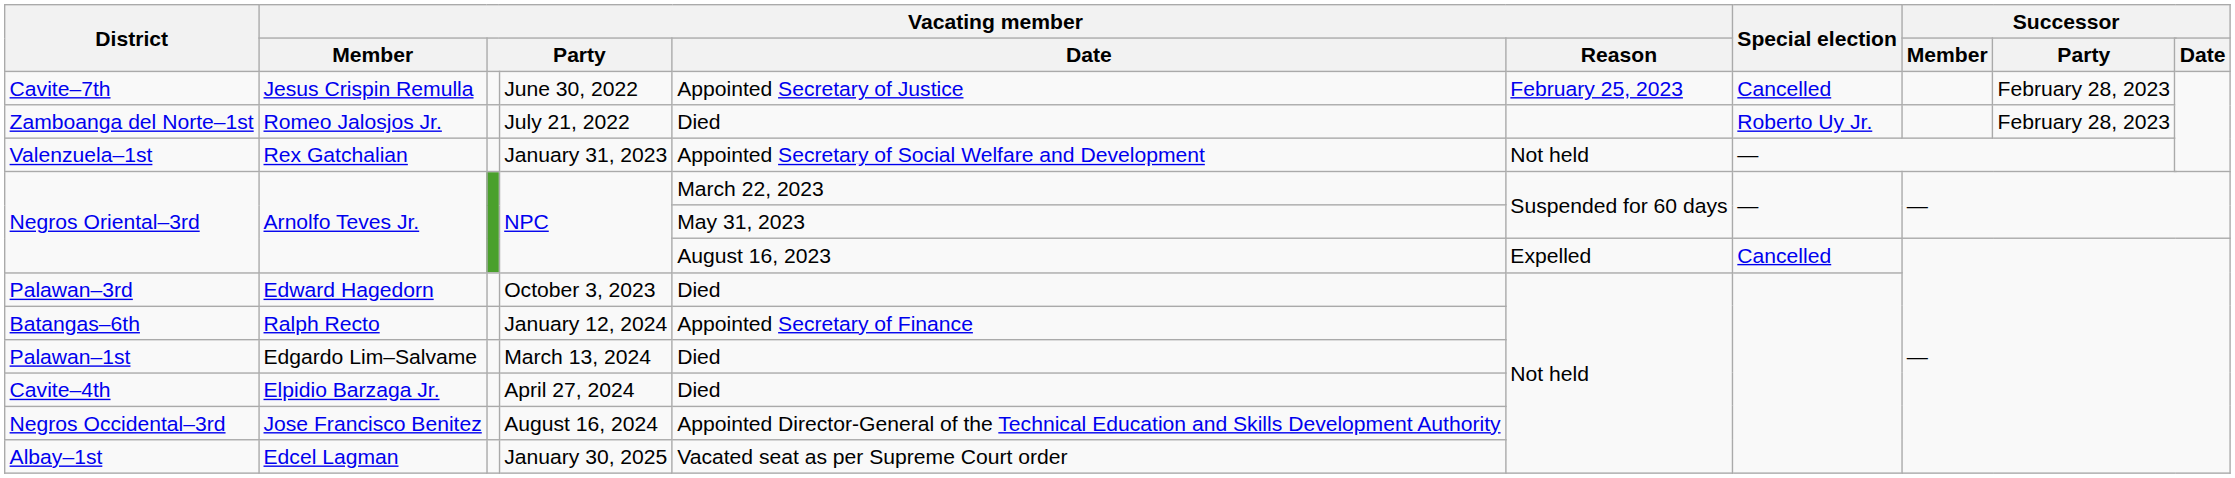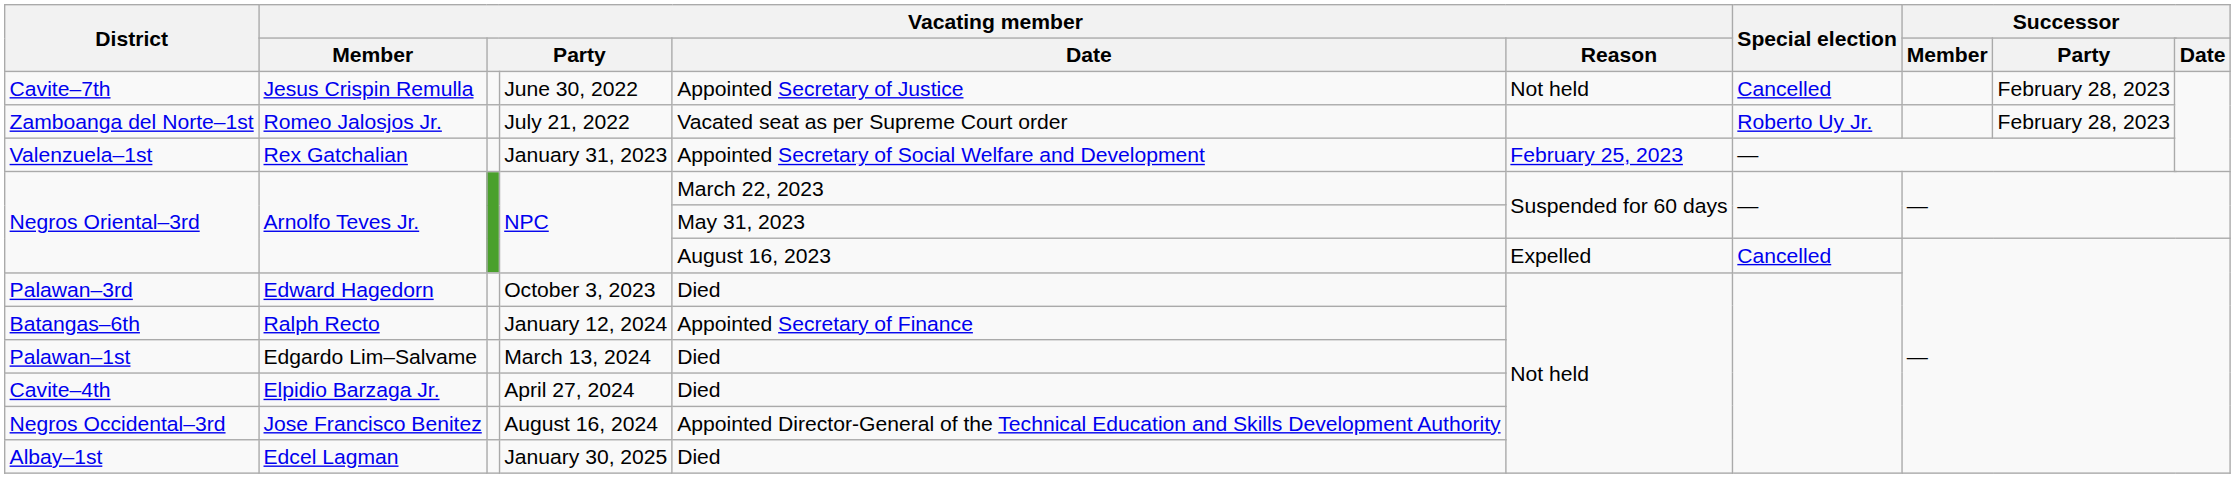(1597, 88) February 25, 2023 -> (1550, 88) Not held
(699, 122) Died -> (872, 122) Vacated seat as per Supreme Court order
(1550, 155) Not held -> (1597, 155) February 25, 2023
(872, 456) Vacated seat as per Supreme Court order -> (699, 456) Died
